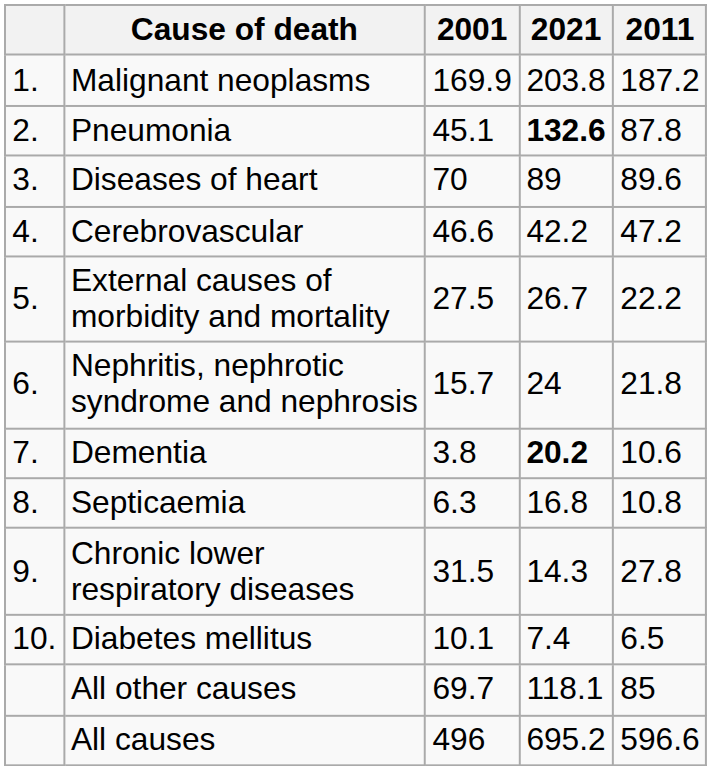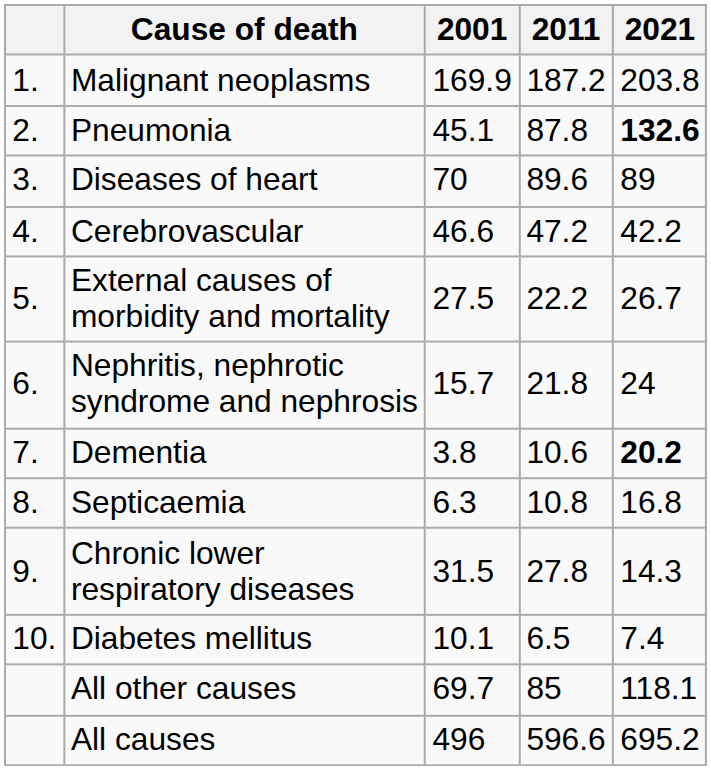columns swapped: (660, 29) <-> (566, 29)
